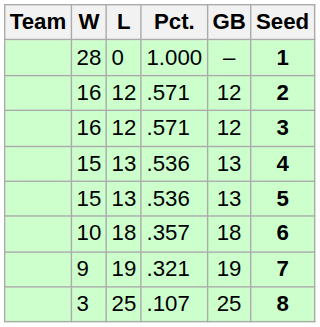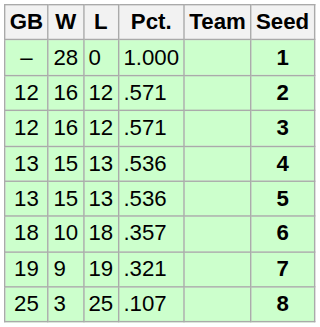columns swapped: (38, 22) <-> (229, 22)
